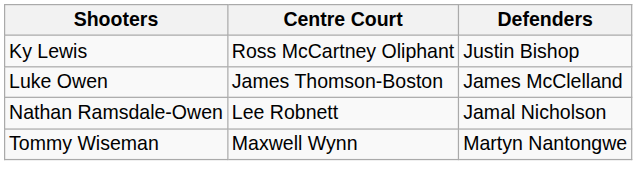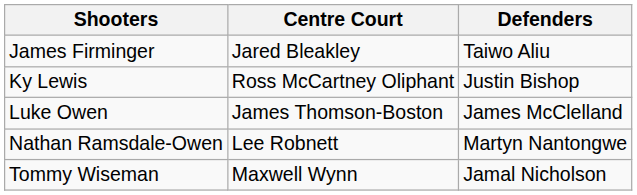+ row: (82, 50)
(535, 112) Jamal Nicholson -> (545, 143) Martyn Nantongwe
(545, 143) Martyn Nantongwe -> (535, 174) Jamal Nicholson
